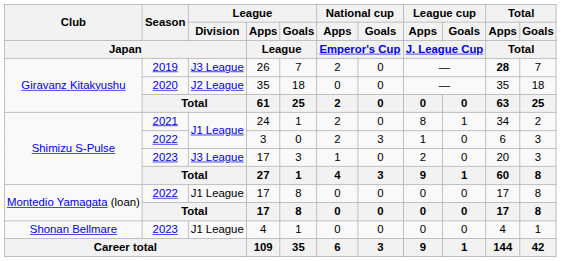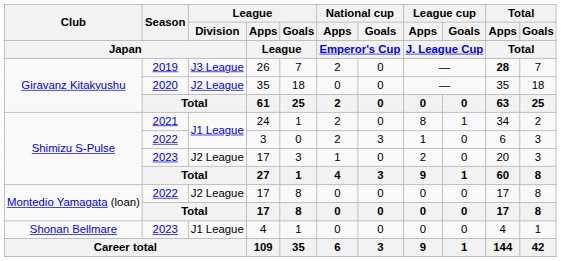(217, 157) J3 League -> (217, 157) J2 League
(217, 193) J1 League -> (217, 193) J2 League
